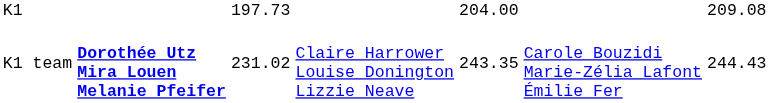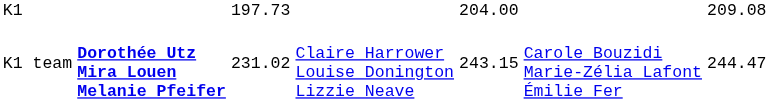(489, 63) 243.35 -> (489, 63) 243.15
(737, 63) 244.43 -> (737, 63) 244.47
